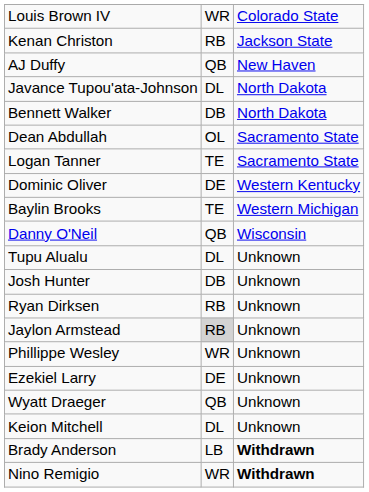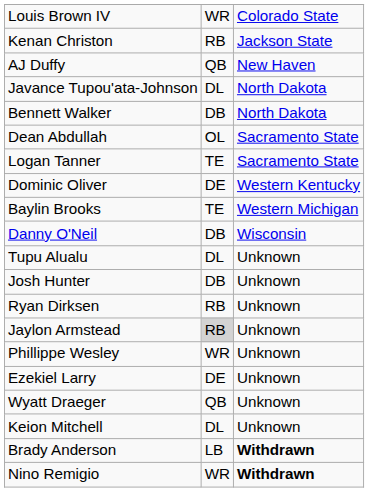(216, 233) QB -> (215, 233) DB
